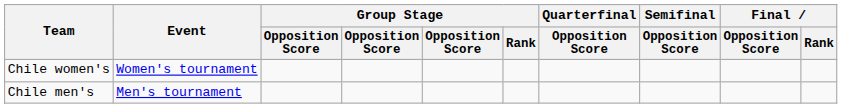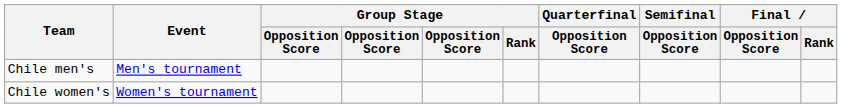rows swapped: (51, 92) <-> (59, 70)
